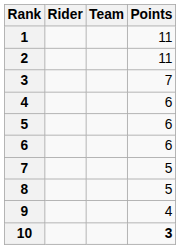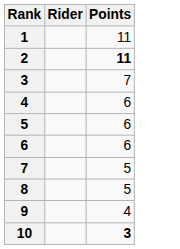- column: (107, 15)
(165, 59) normal -> (124, 59) bold
